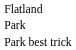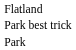rows swapped: (15, 25) <-> (38, 42)
